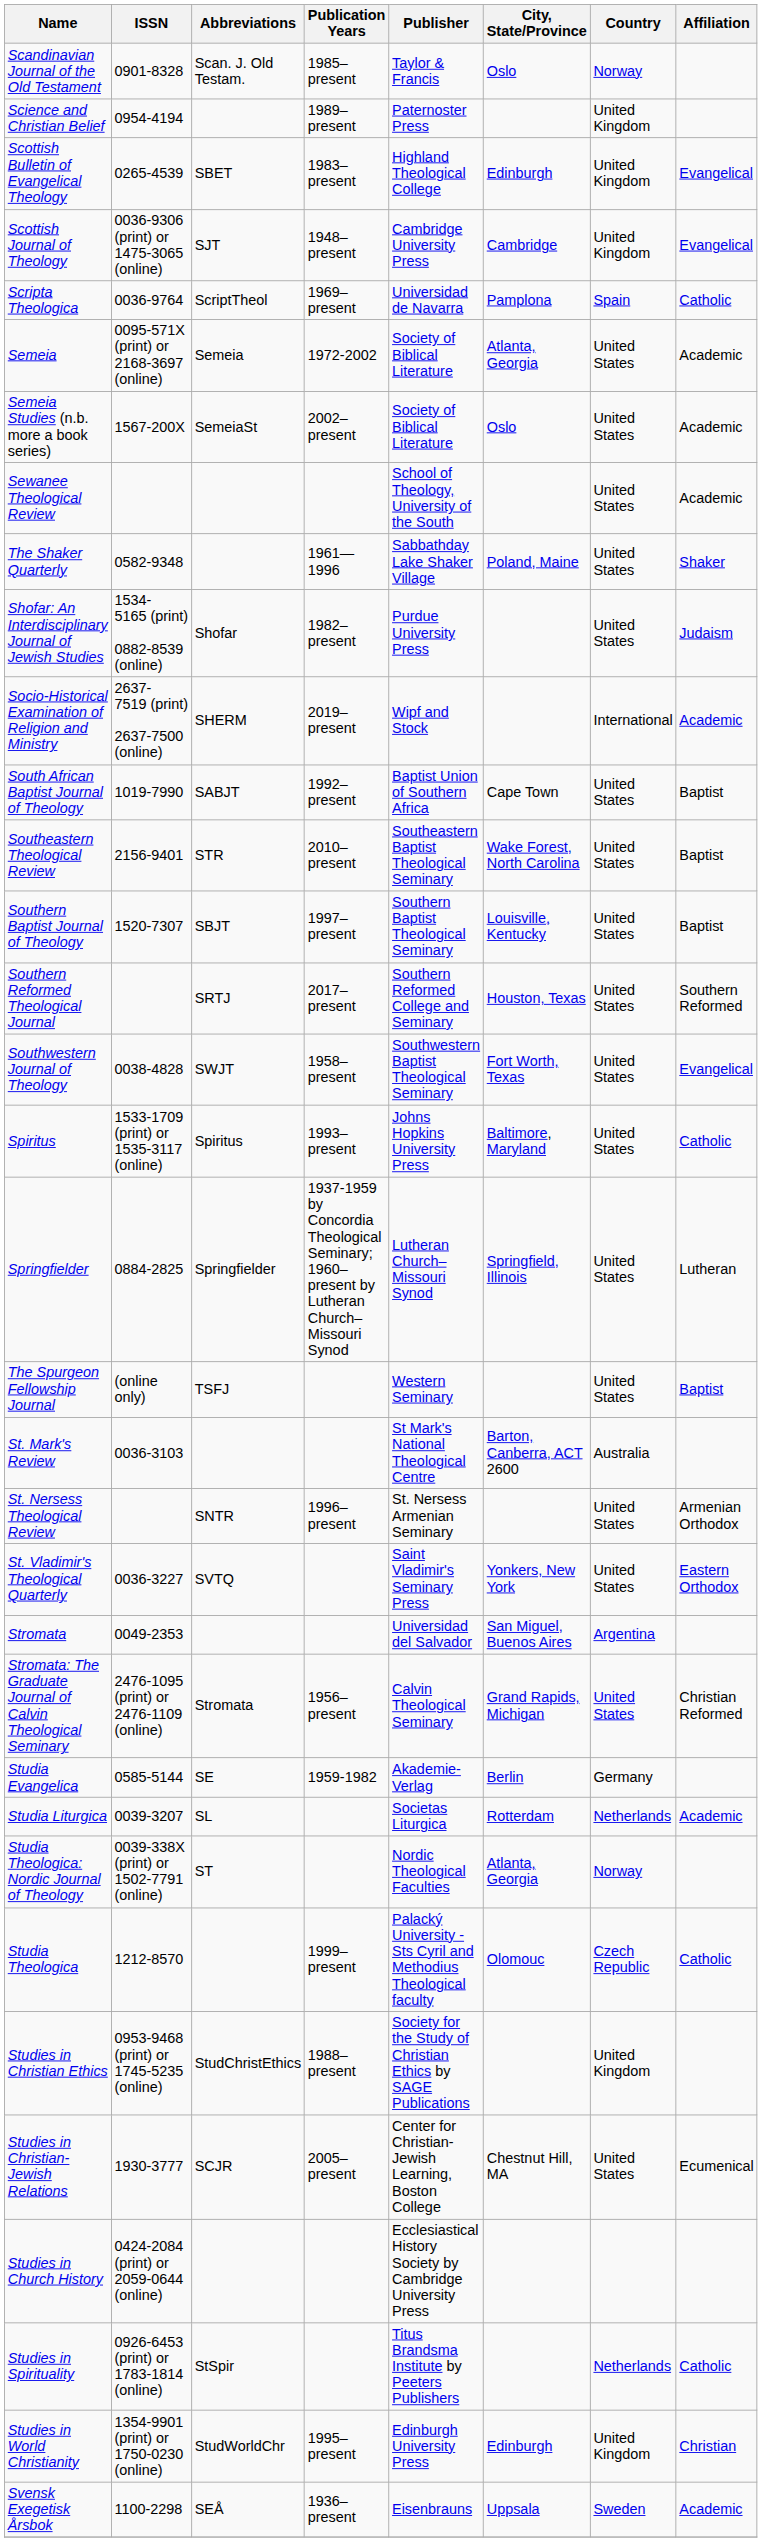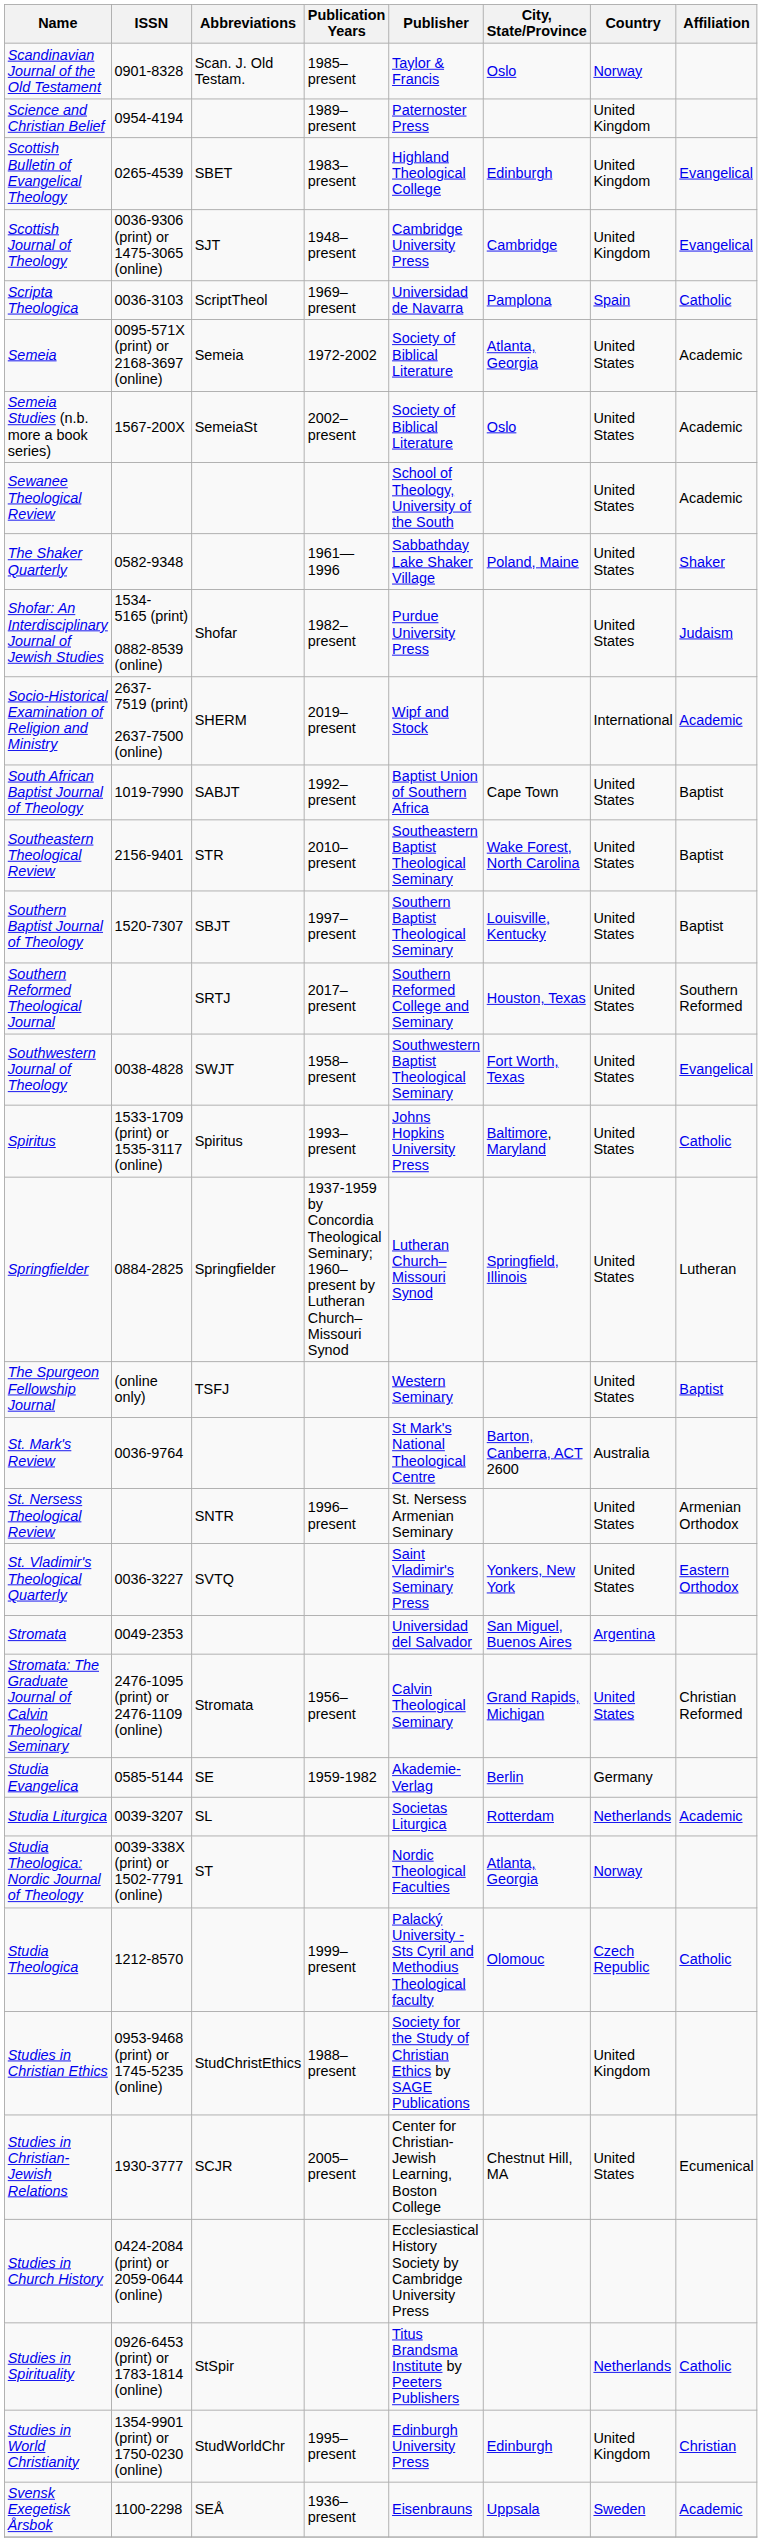(149, 300) 0036-9764 -> (149, 300) 0036-3103
(149, 1452) 0036-3103 -> (149, 1452) 0036-9764
